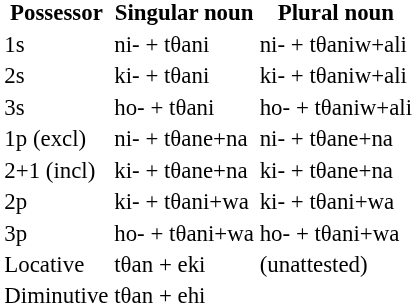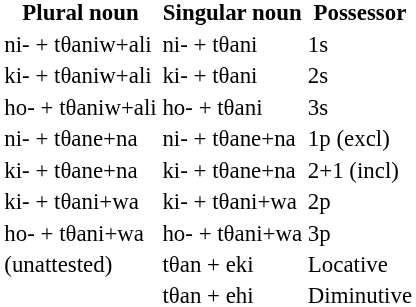columns swapped: (56, 12) <-> (336, 12)
